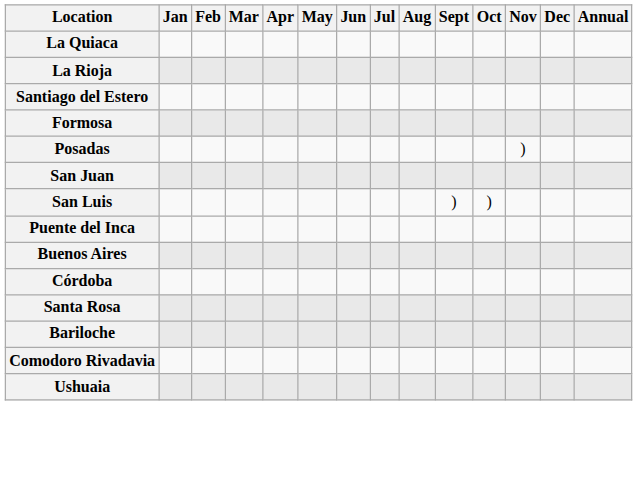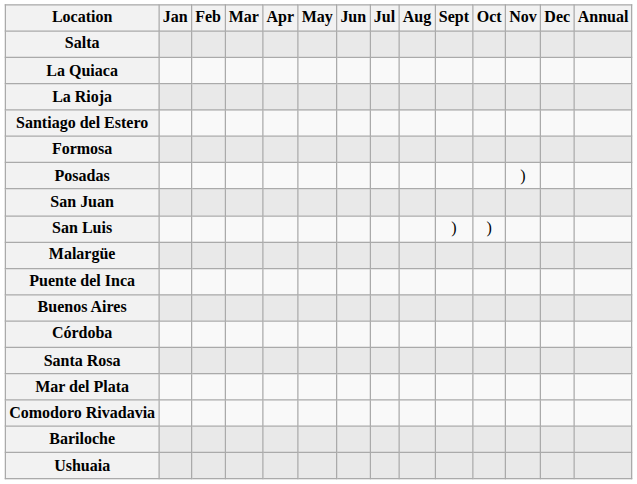+ row: (82, 44)
+ row: (82, 254)
+ row: (82, 386)
rows swapped: (82, 334) <-> (82, 360)
